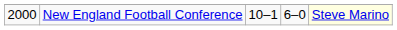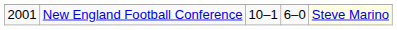(22, 14) 2000 -> (22, 14) 2001
